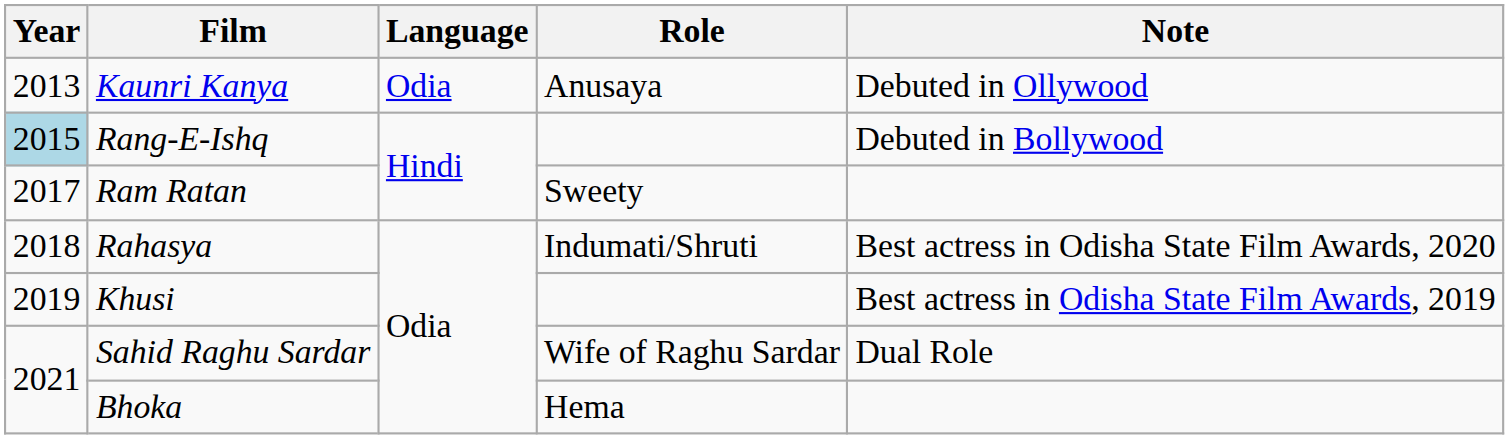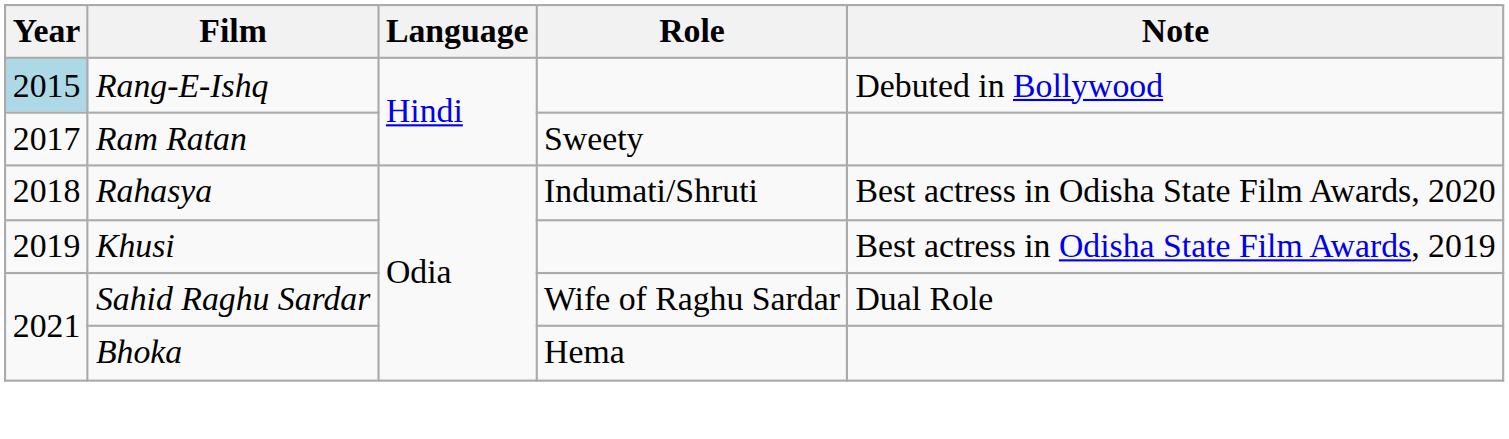- row: (192, 84)
